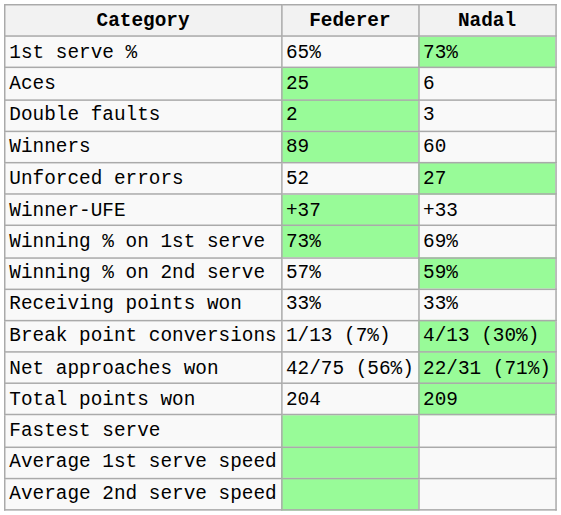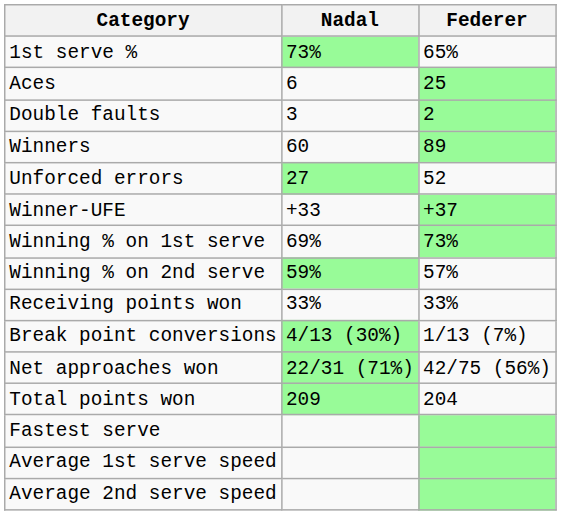columns swapped: (350, 21) <-> (487, 21)
